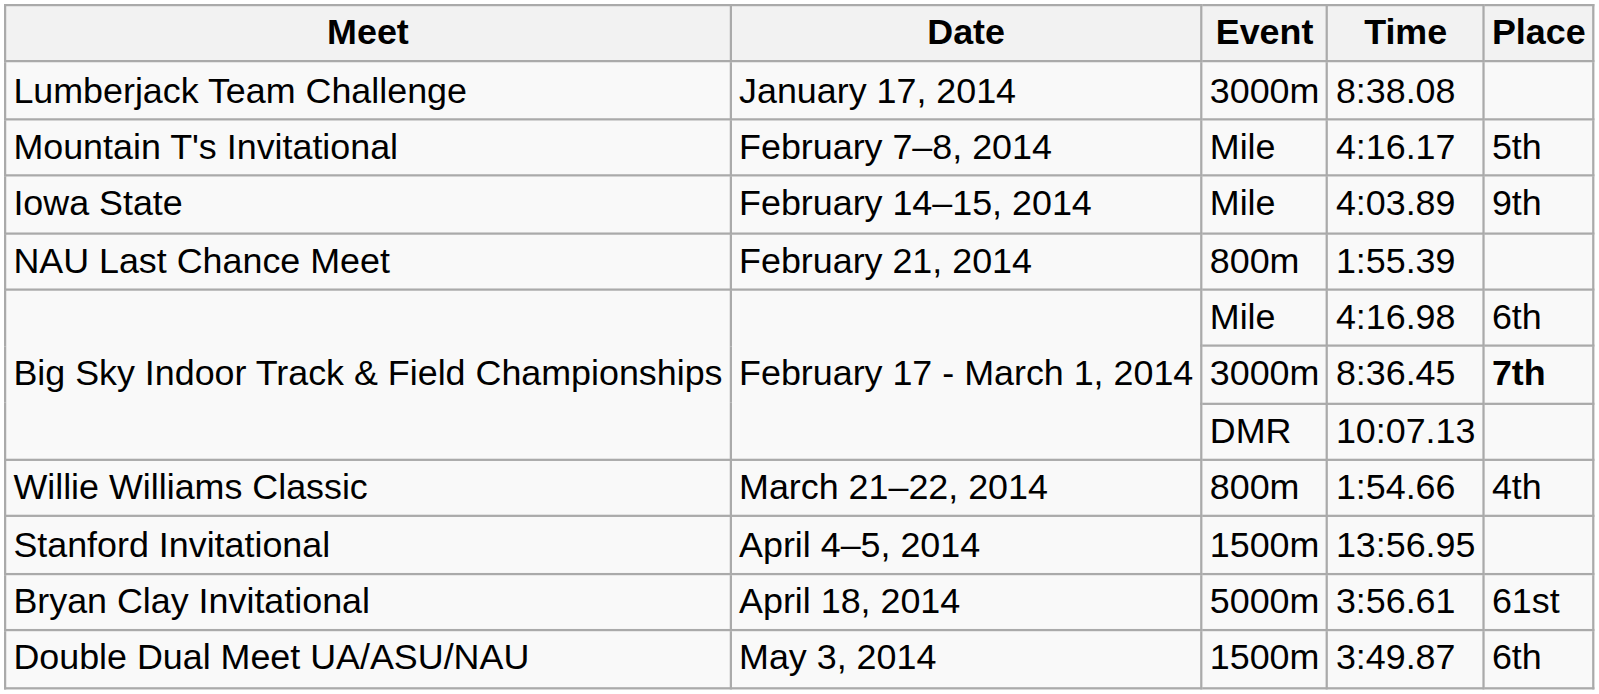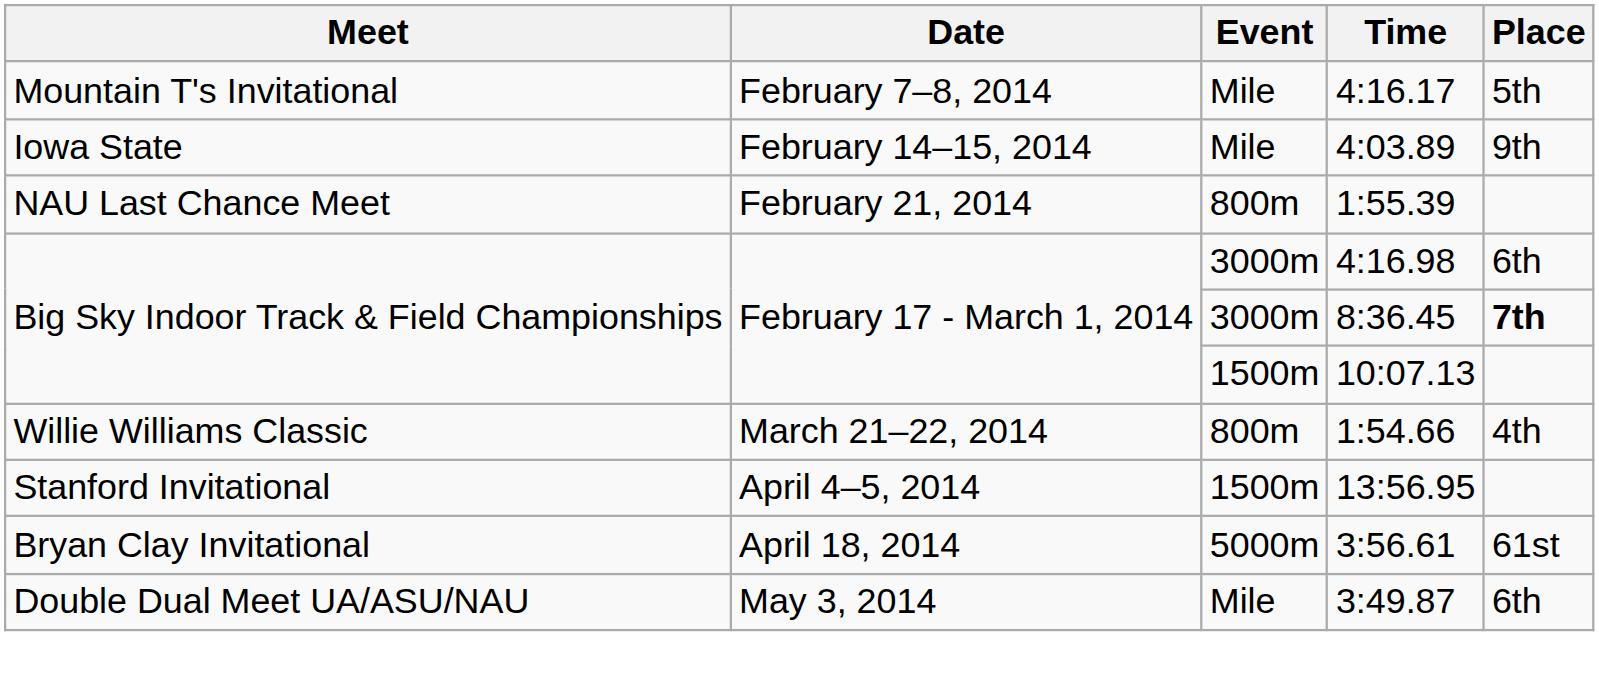- row: (1396, 89)
(1243, 317) Mile -> (1265, 260) 3000m
(1251, 430) DMR -> (1265, 373) 1500m
(1265, 658) 1500m -> (1243, 601) Mile
